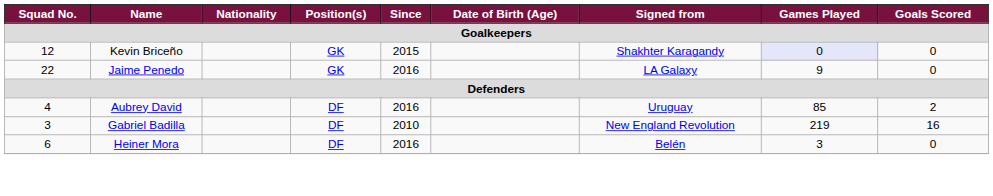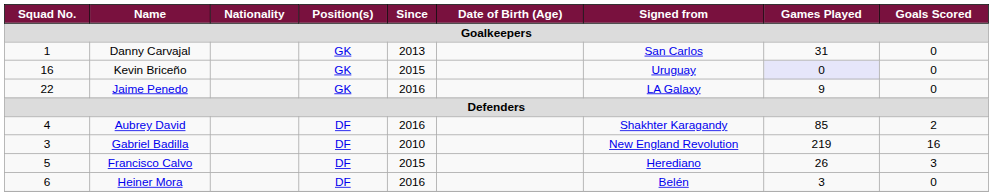+ row: (150, 51)
(48, 51) 12 -> (47, 70) 16
(670, 51) Shakhter Karagandy -> (674, 70) Uruguay
(670, 107) Uruguay -> (674, 126) Shakhter Karagandy
+ row: (150, 163)
